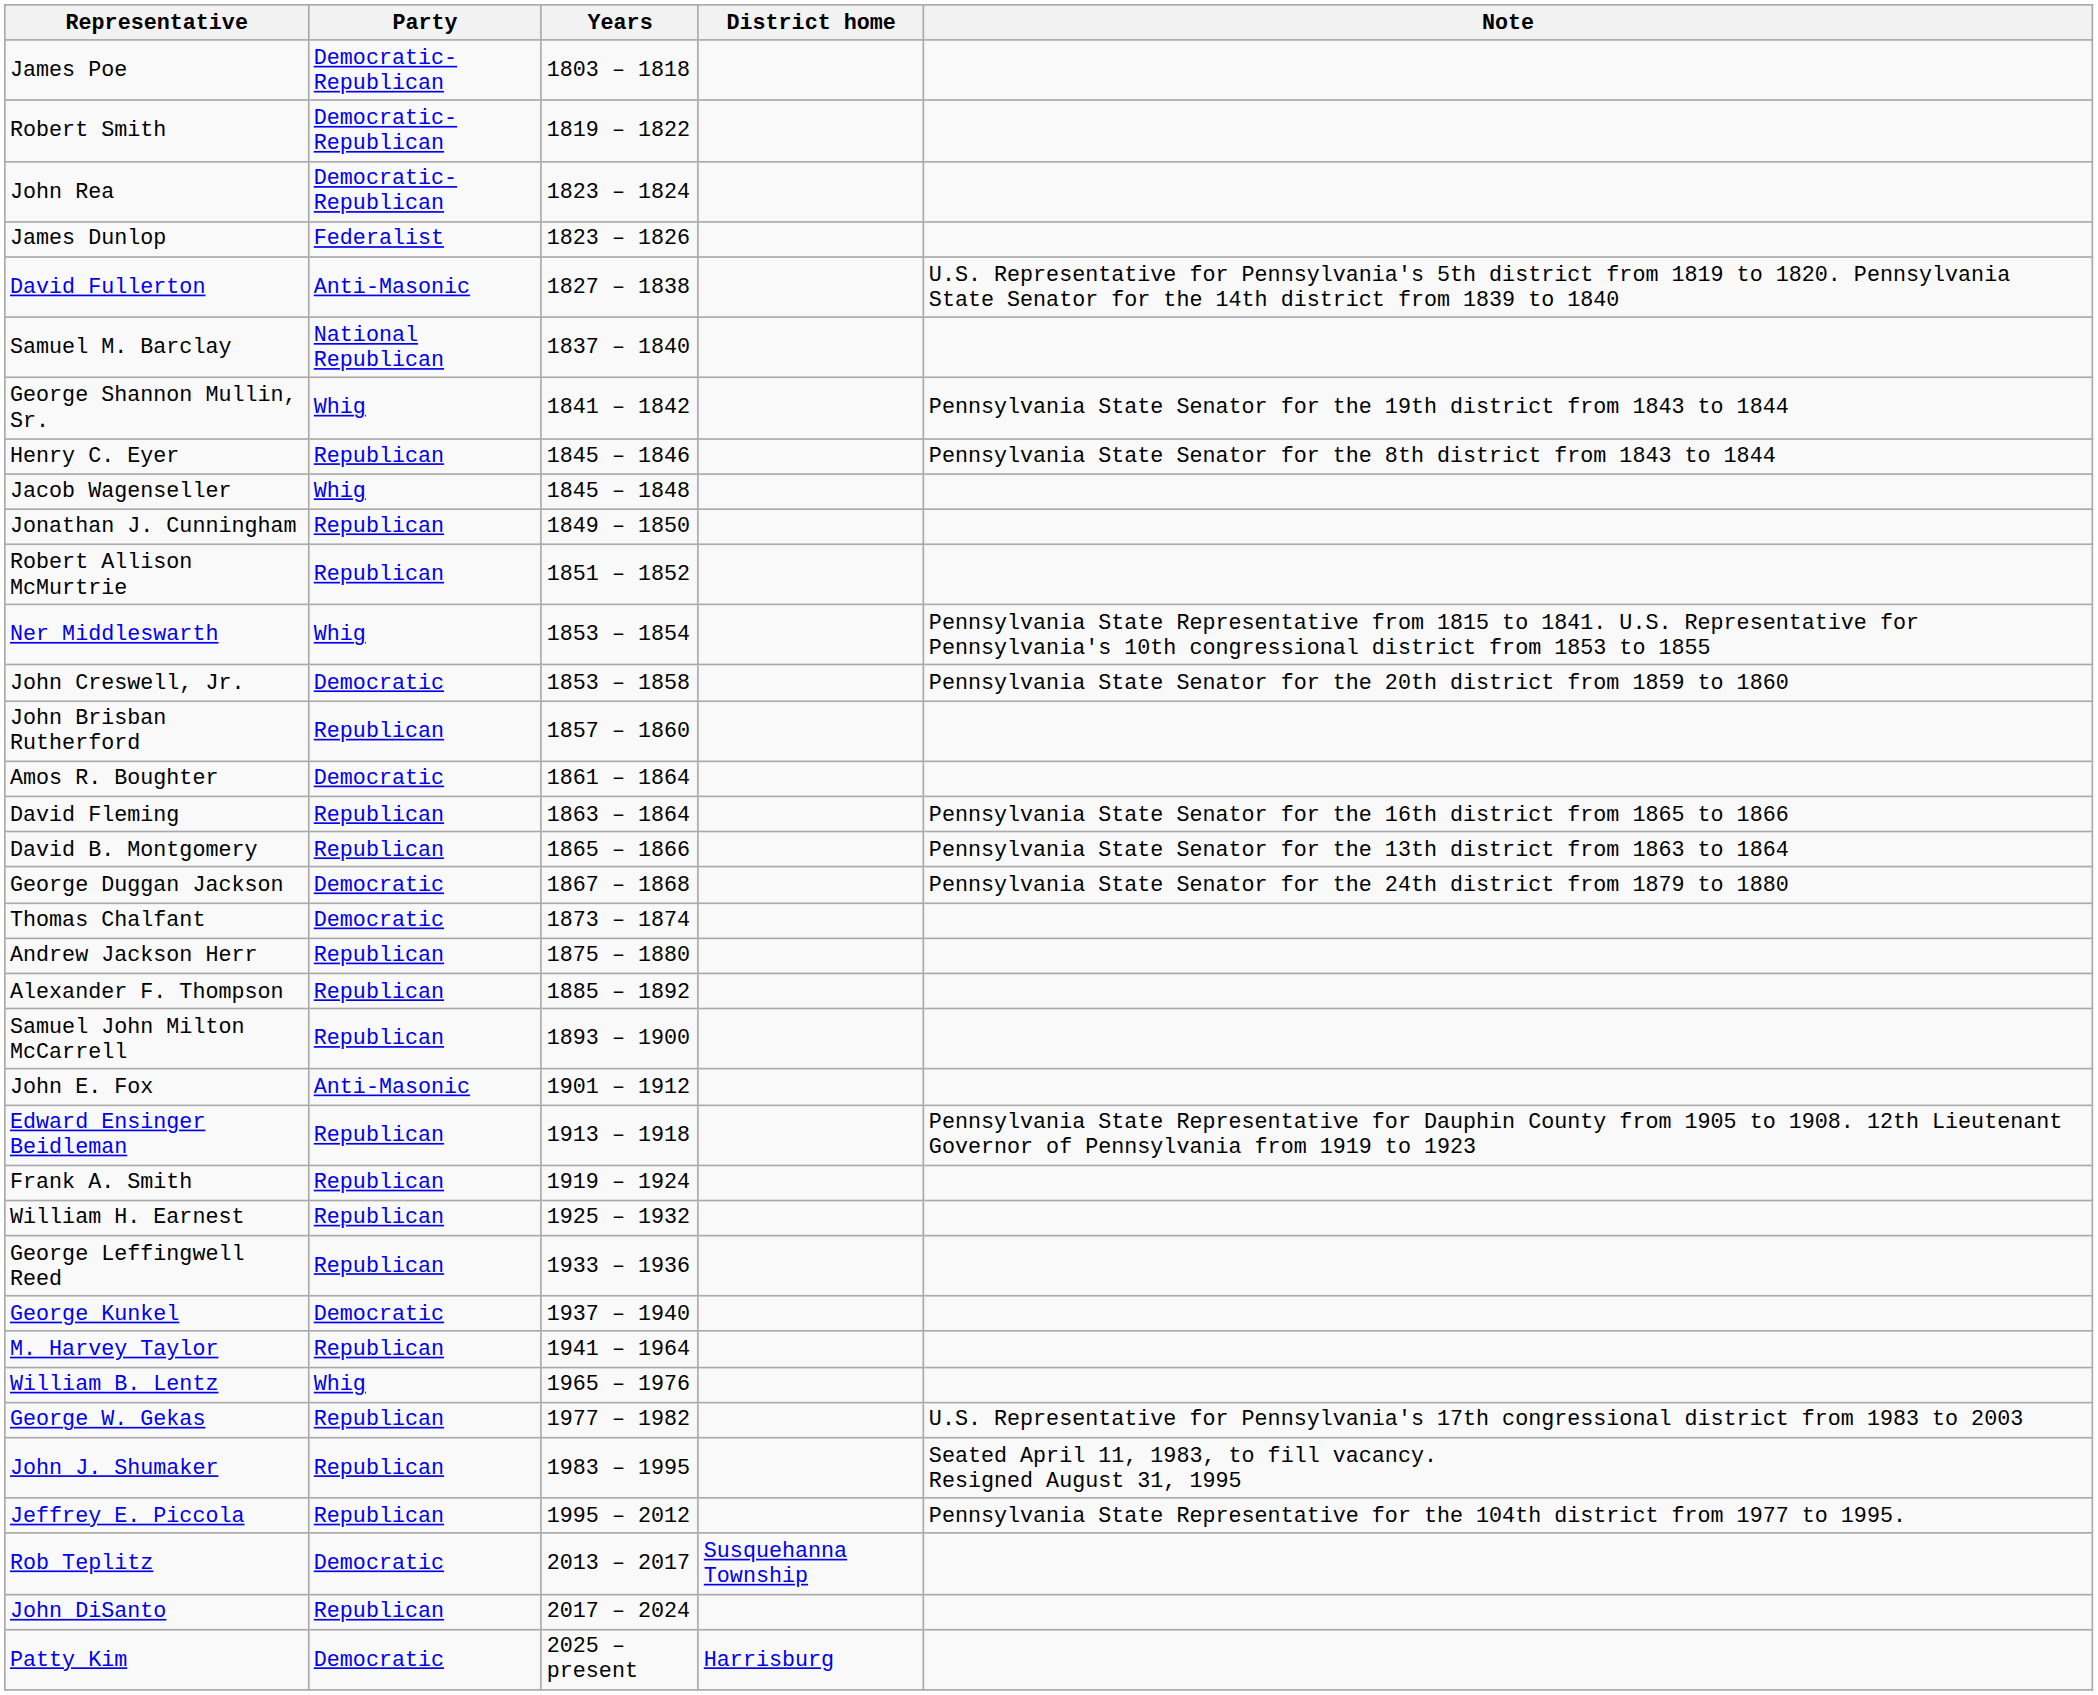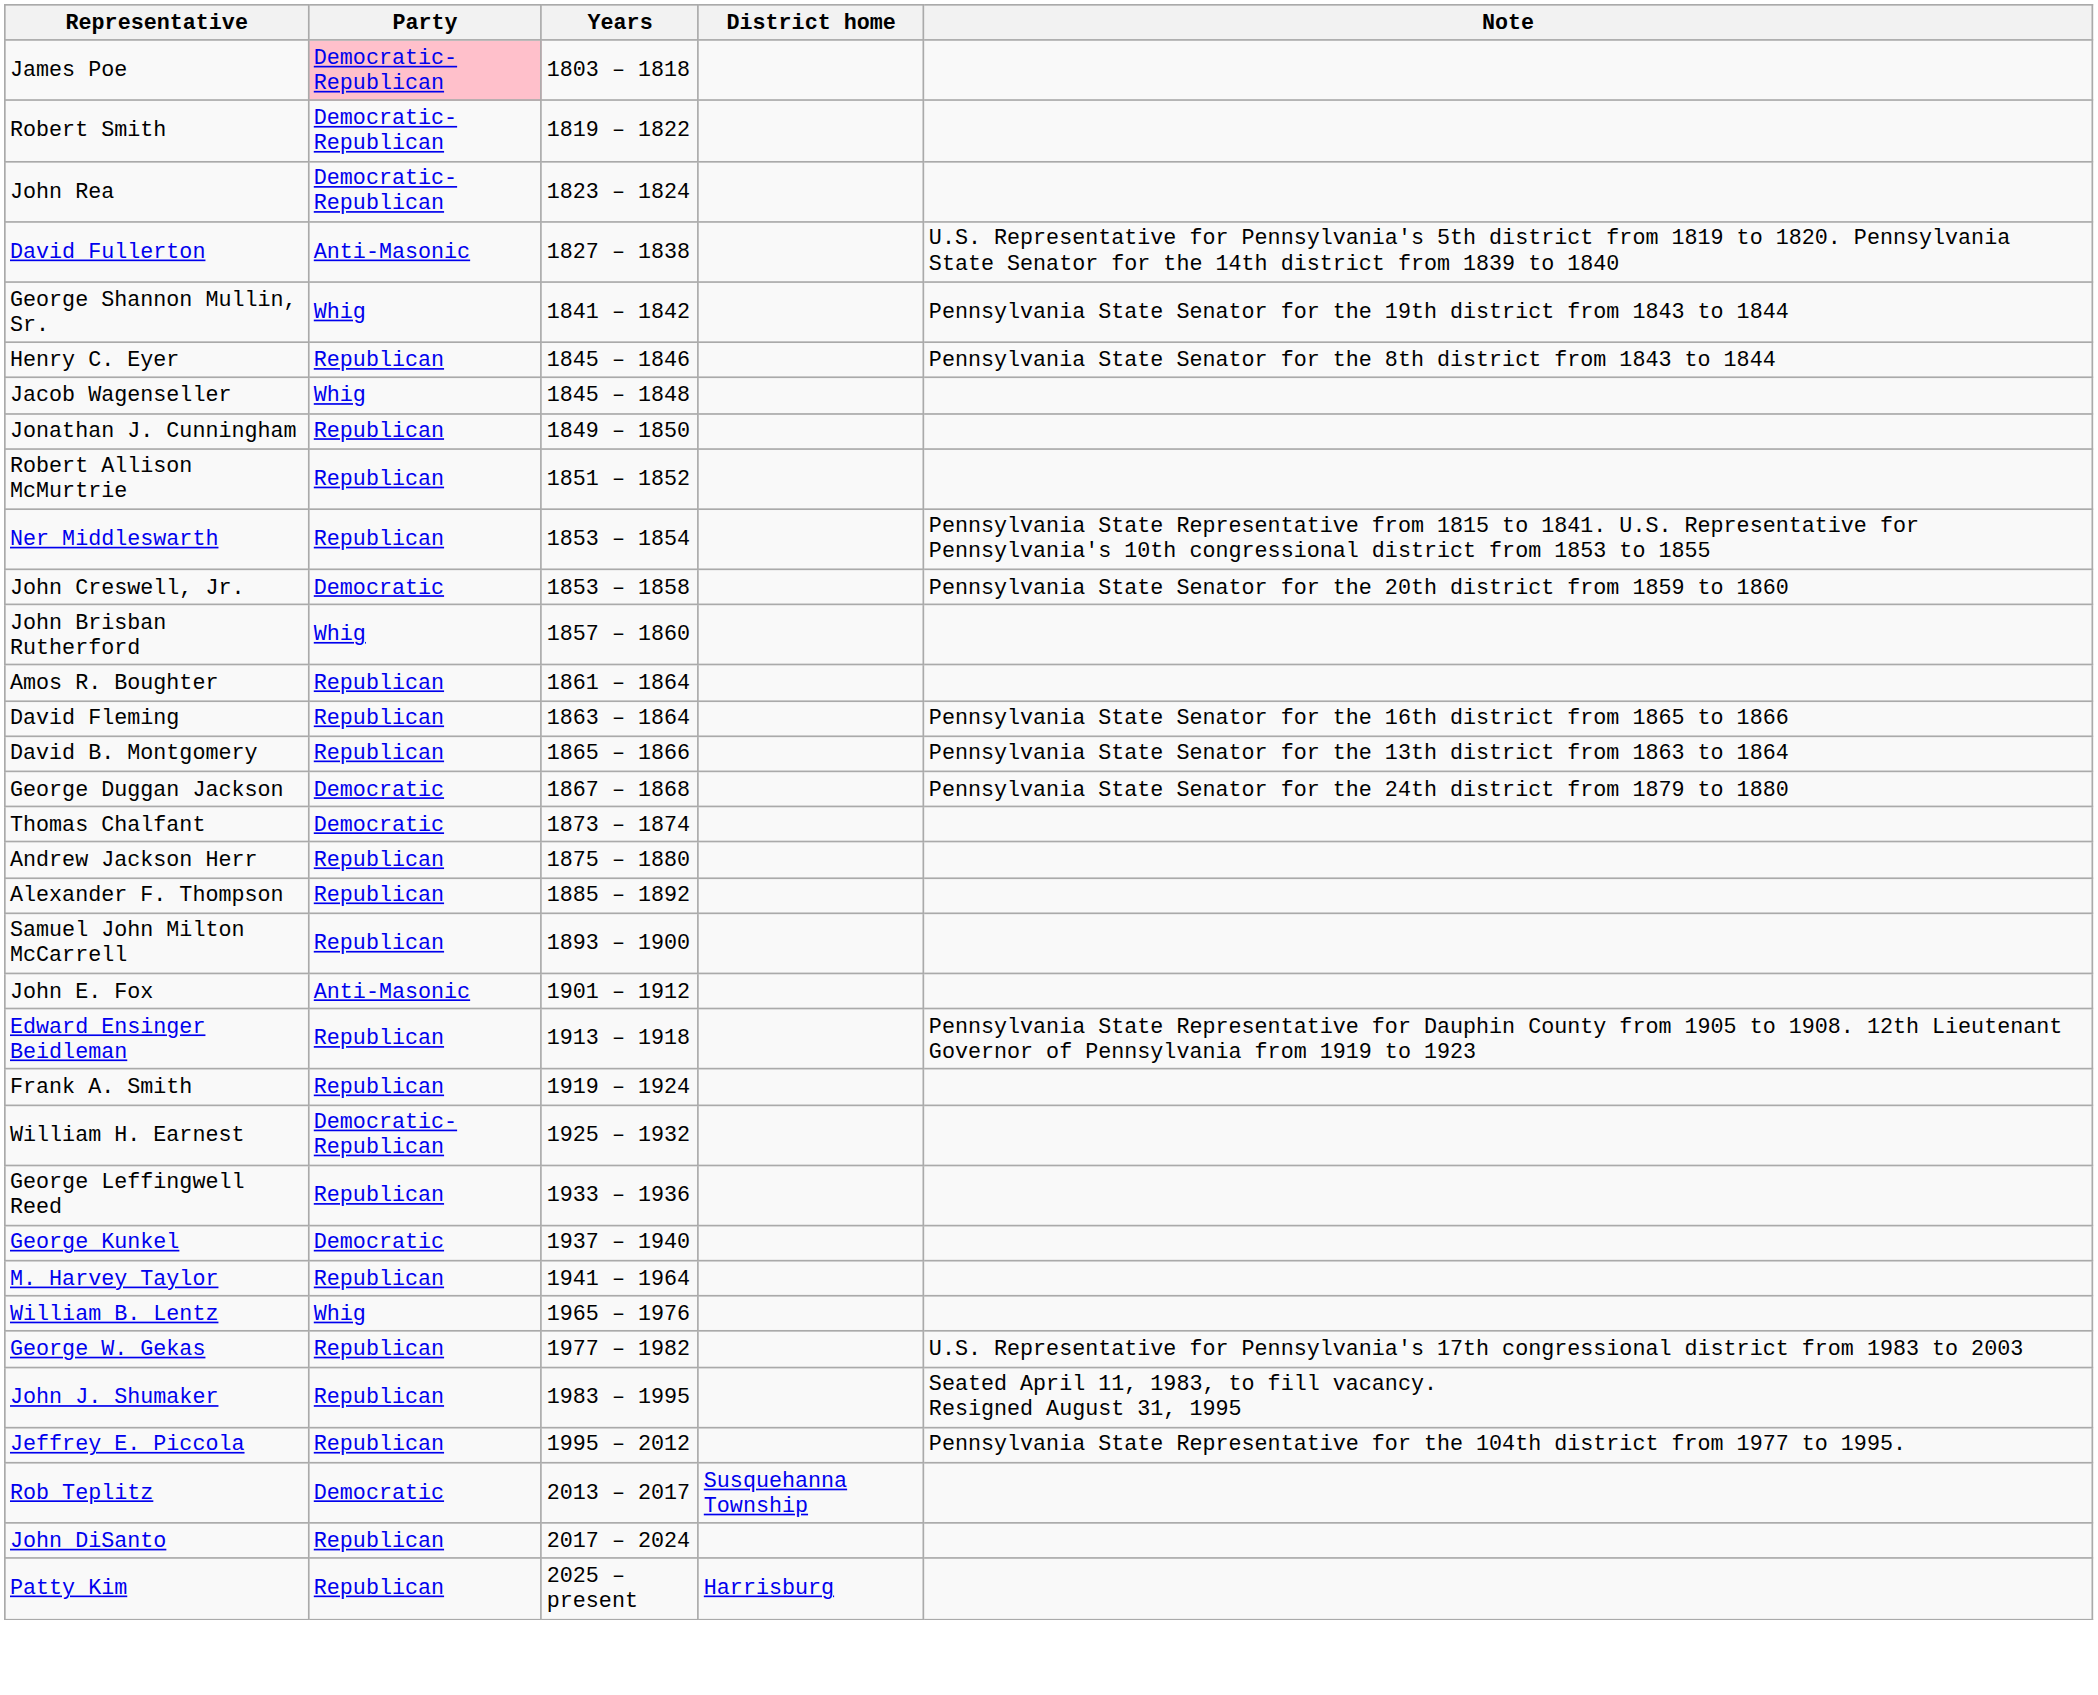(385, 70) no background -> (385, 70) pink background
- row: (88, 239)
- row: (121, 348)
(340, 635) Whig -> (379, 539) Republican
(379, 731) Republican -> (340, 635) Whig
(379, 779) Democratic -> (379, 683) Republican
(379, 1218) Republican -> (385, 1135) Democratic-Republican
(379, 1660) Democratic -> (379, 1589) Republican
